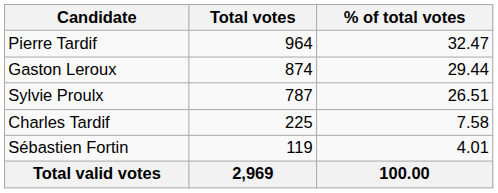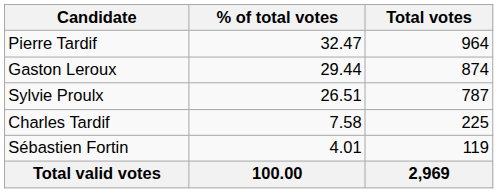columns swapped: (253, 17) <-> (405, 17)
